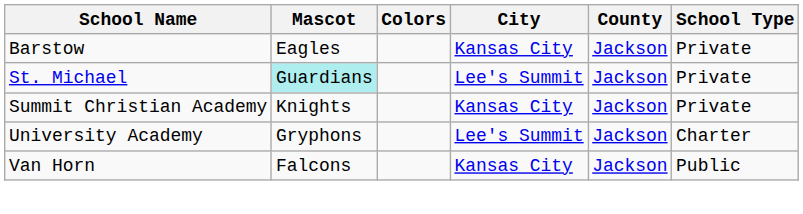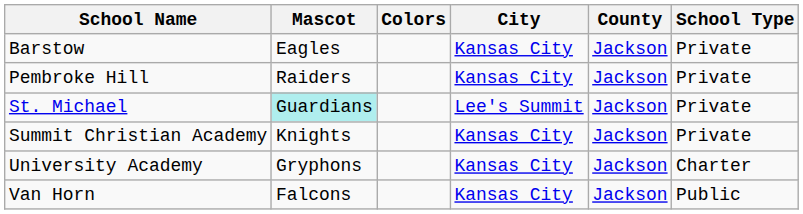+ row: (79, 78)
(519, 136) Lee's Summit -> (514, 166) Kansas City
